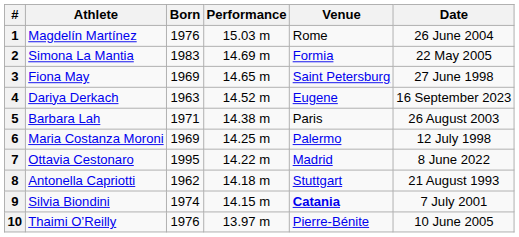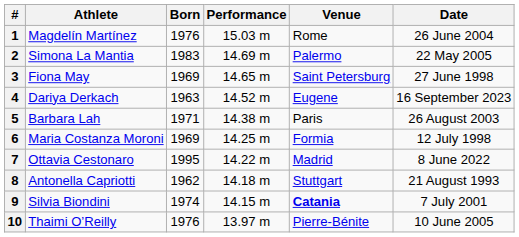(313, 57) Formia -> (317, 57) Palermo
(317, 139) Palermo -> (313, 139) Formia
